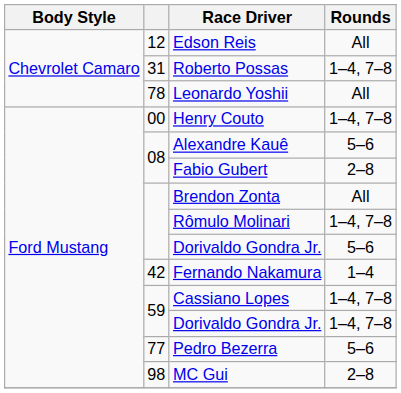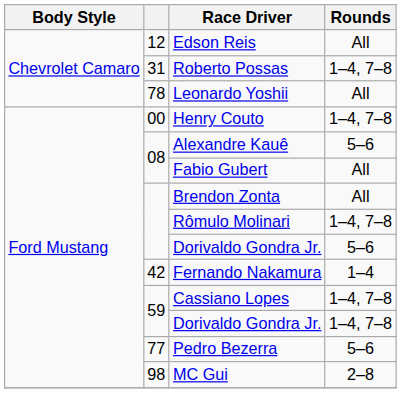(361, 170) 2–8 -> (361, 170) All
